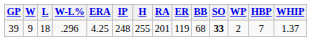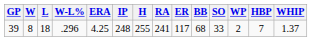(30, 28) 9 -> (30, 28) 8
(162, 28) 201 -> (162, 28) 241
(182, 28) 119 -> (182, 28) 117
(219, 28) bold -> (219, 28) normal
